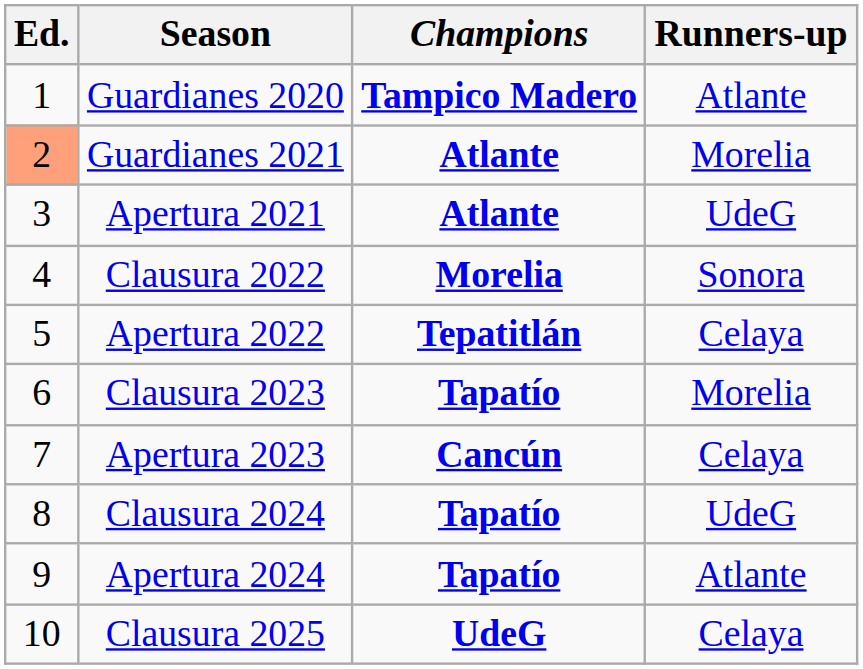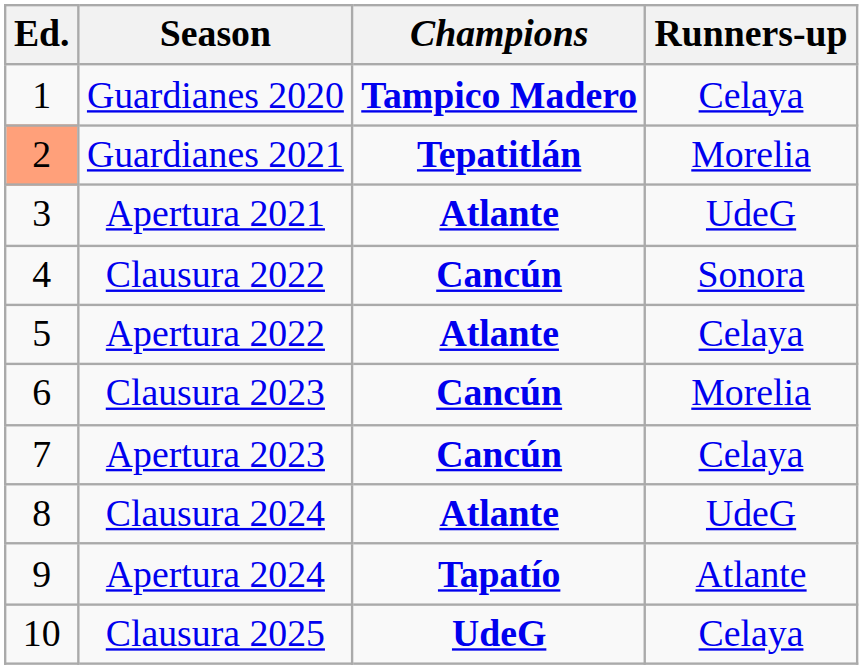(751, 94) Atlante -> (751, 94) Celaya
(499, 154) Atlante -> (499, 154) Tepatitlán
(499, 273) Morelia -> (499, 273) Cancún
(499, 333) Tepatitlán -> (499, 333) Atlante
(499, 393) Tapatío -> (499, 393) Cancún
(499, 513) Tapatío -> (499, 513) Atlante
